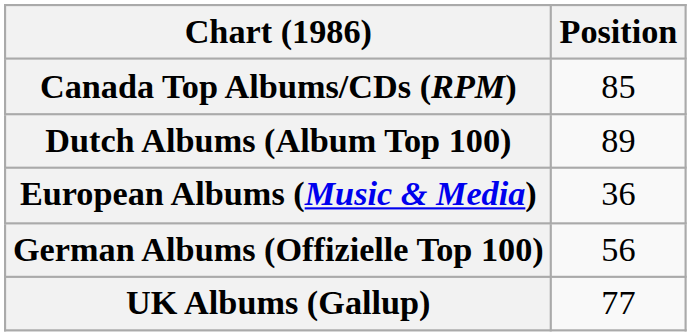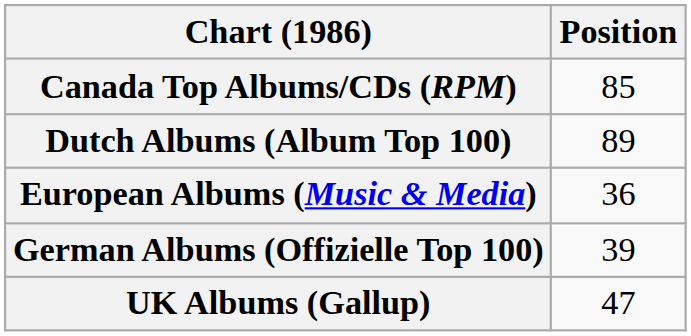(618, 248) 56 -> (618, 248) 39
(618, 303) 77 -> (618, 303) 47
